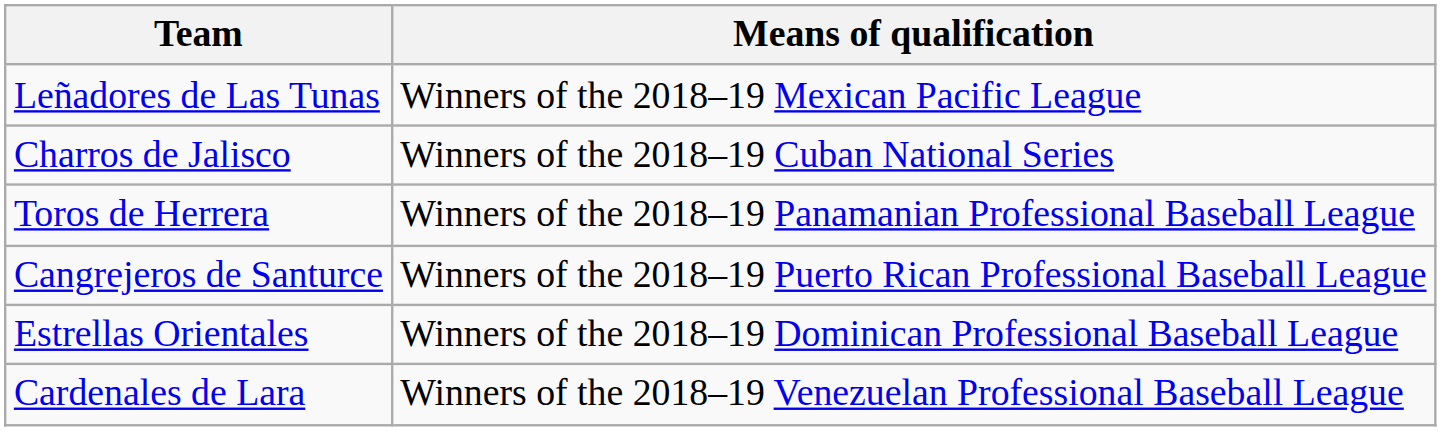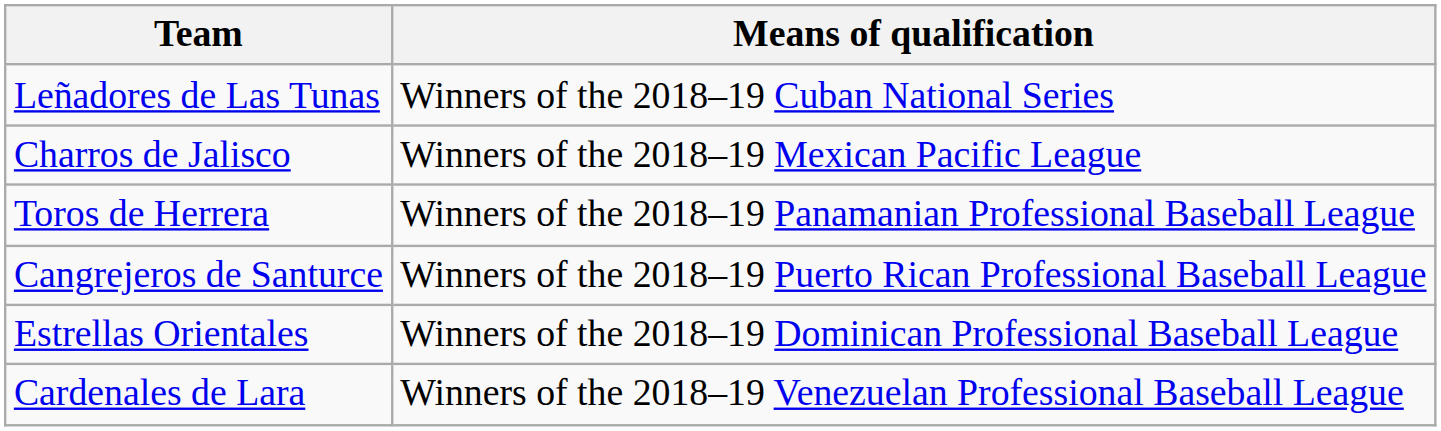(771, 94) Winners of the 2018–19 Mexican Pacific League -> (757, 94) Winners of the 2018–19 Cuban National Series
(757, 154) Winners of the 2018–19 Cuban National Series -> (771, 154) Winners of the 2018–19 Mexican Pacific League
